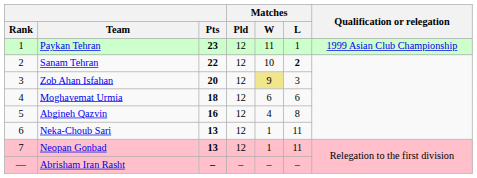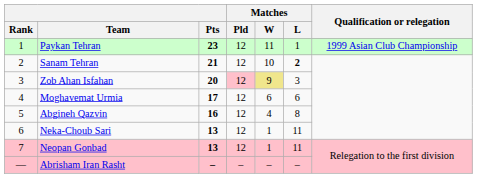(213, 63) 22 -> (213, 63) 21
(241, 80) no background -> (241, 80) pink background
(213, 97) 18 -> (213, 97) 17
